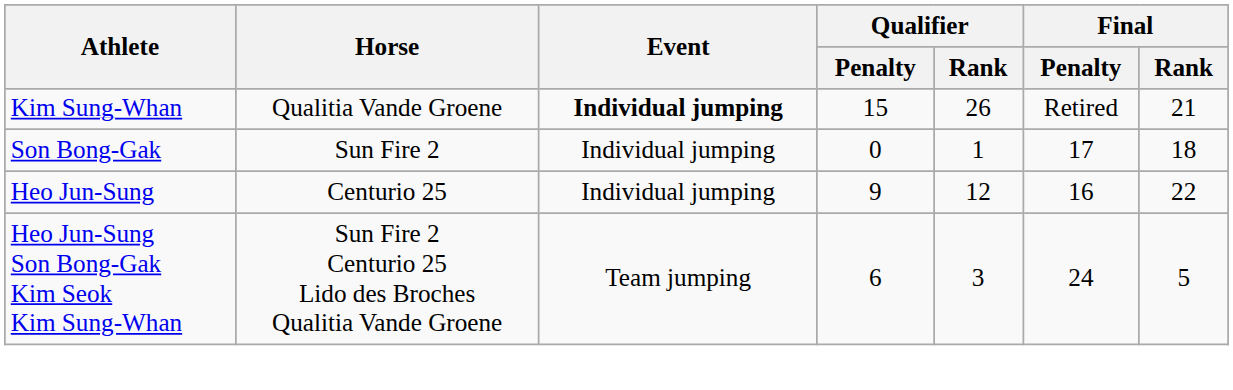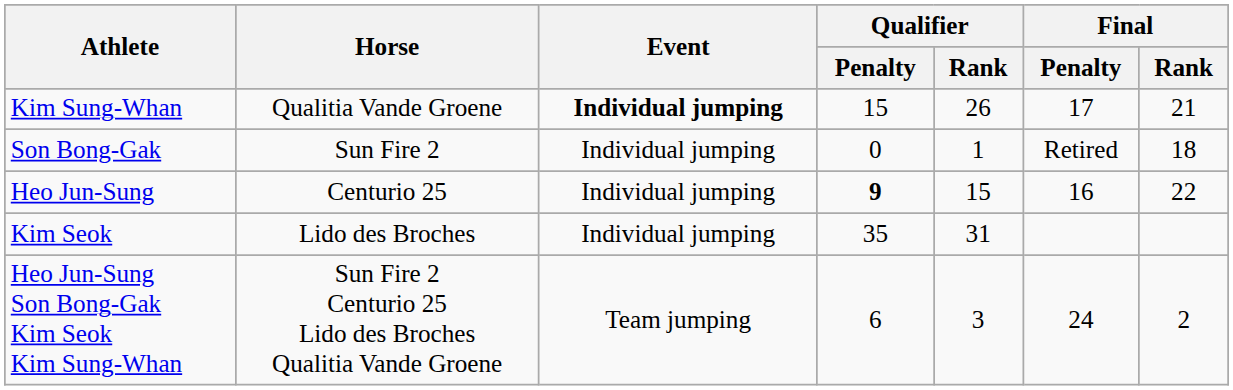(1081, 108) Retired -> (1081, 108) 17
(1081, 150) 17 -> (1081, 150) Retired
(875, 191) normal -> (875, 191) bold
(978, 191) 12 -> (978, 191) 15
+ row: (62, 233)
(1184, 278) 5 -> (1184, 319) 2
